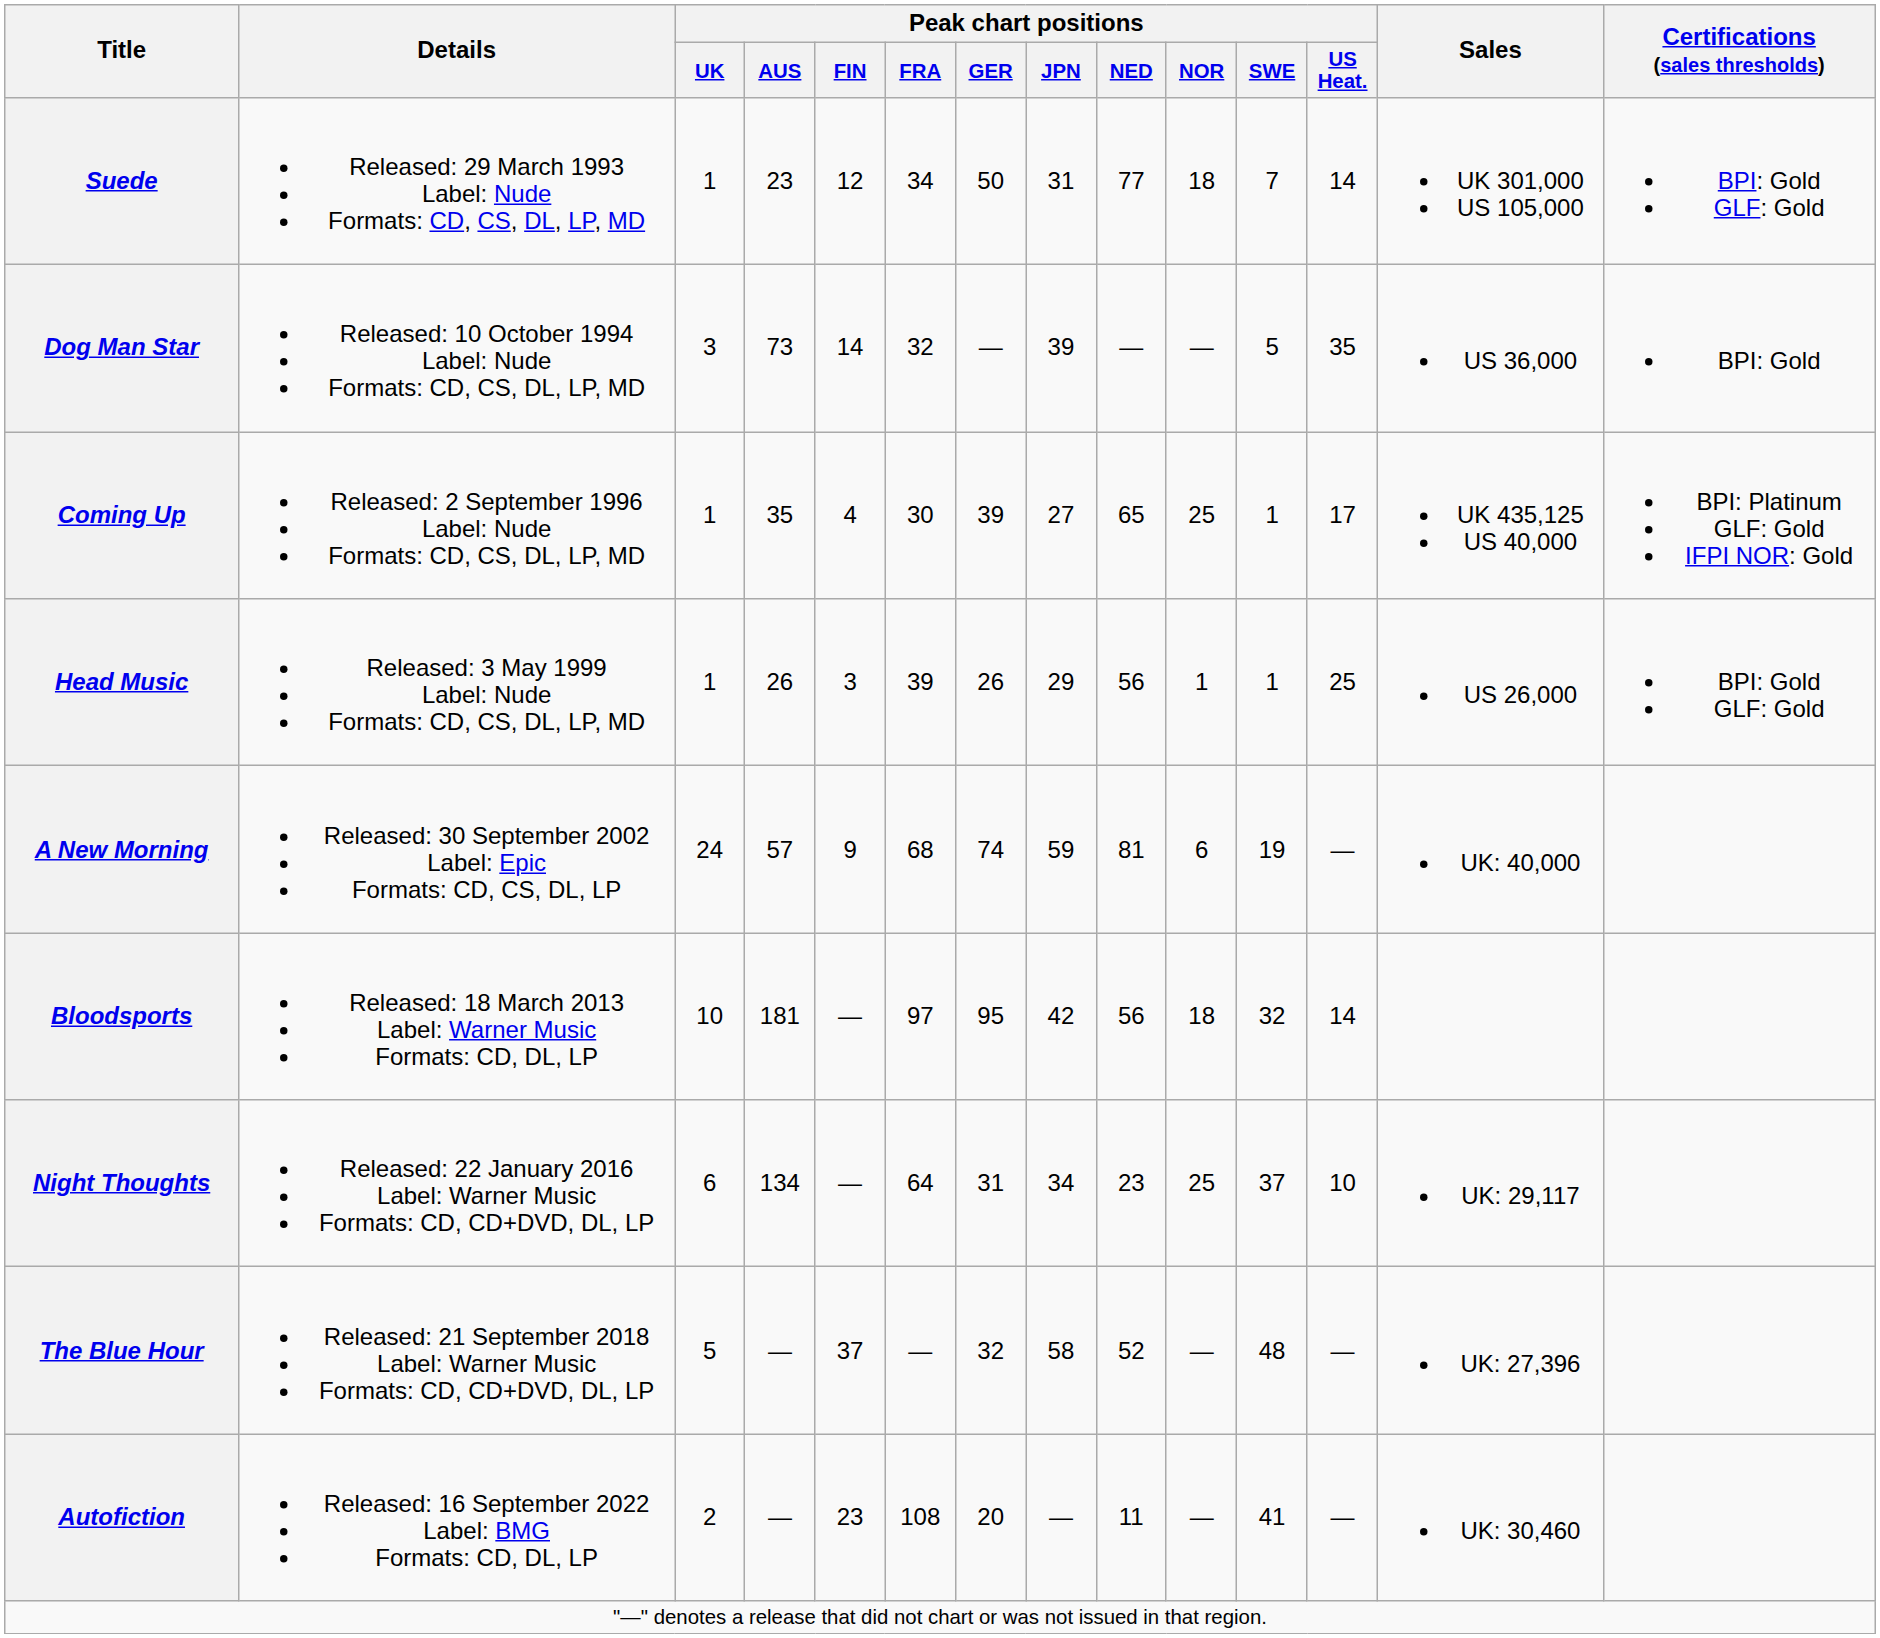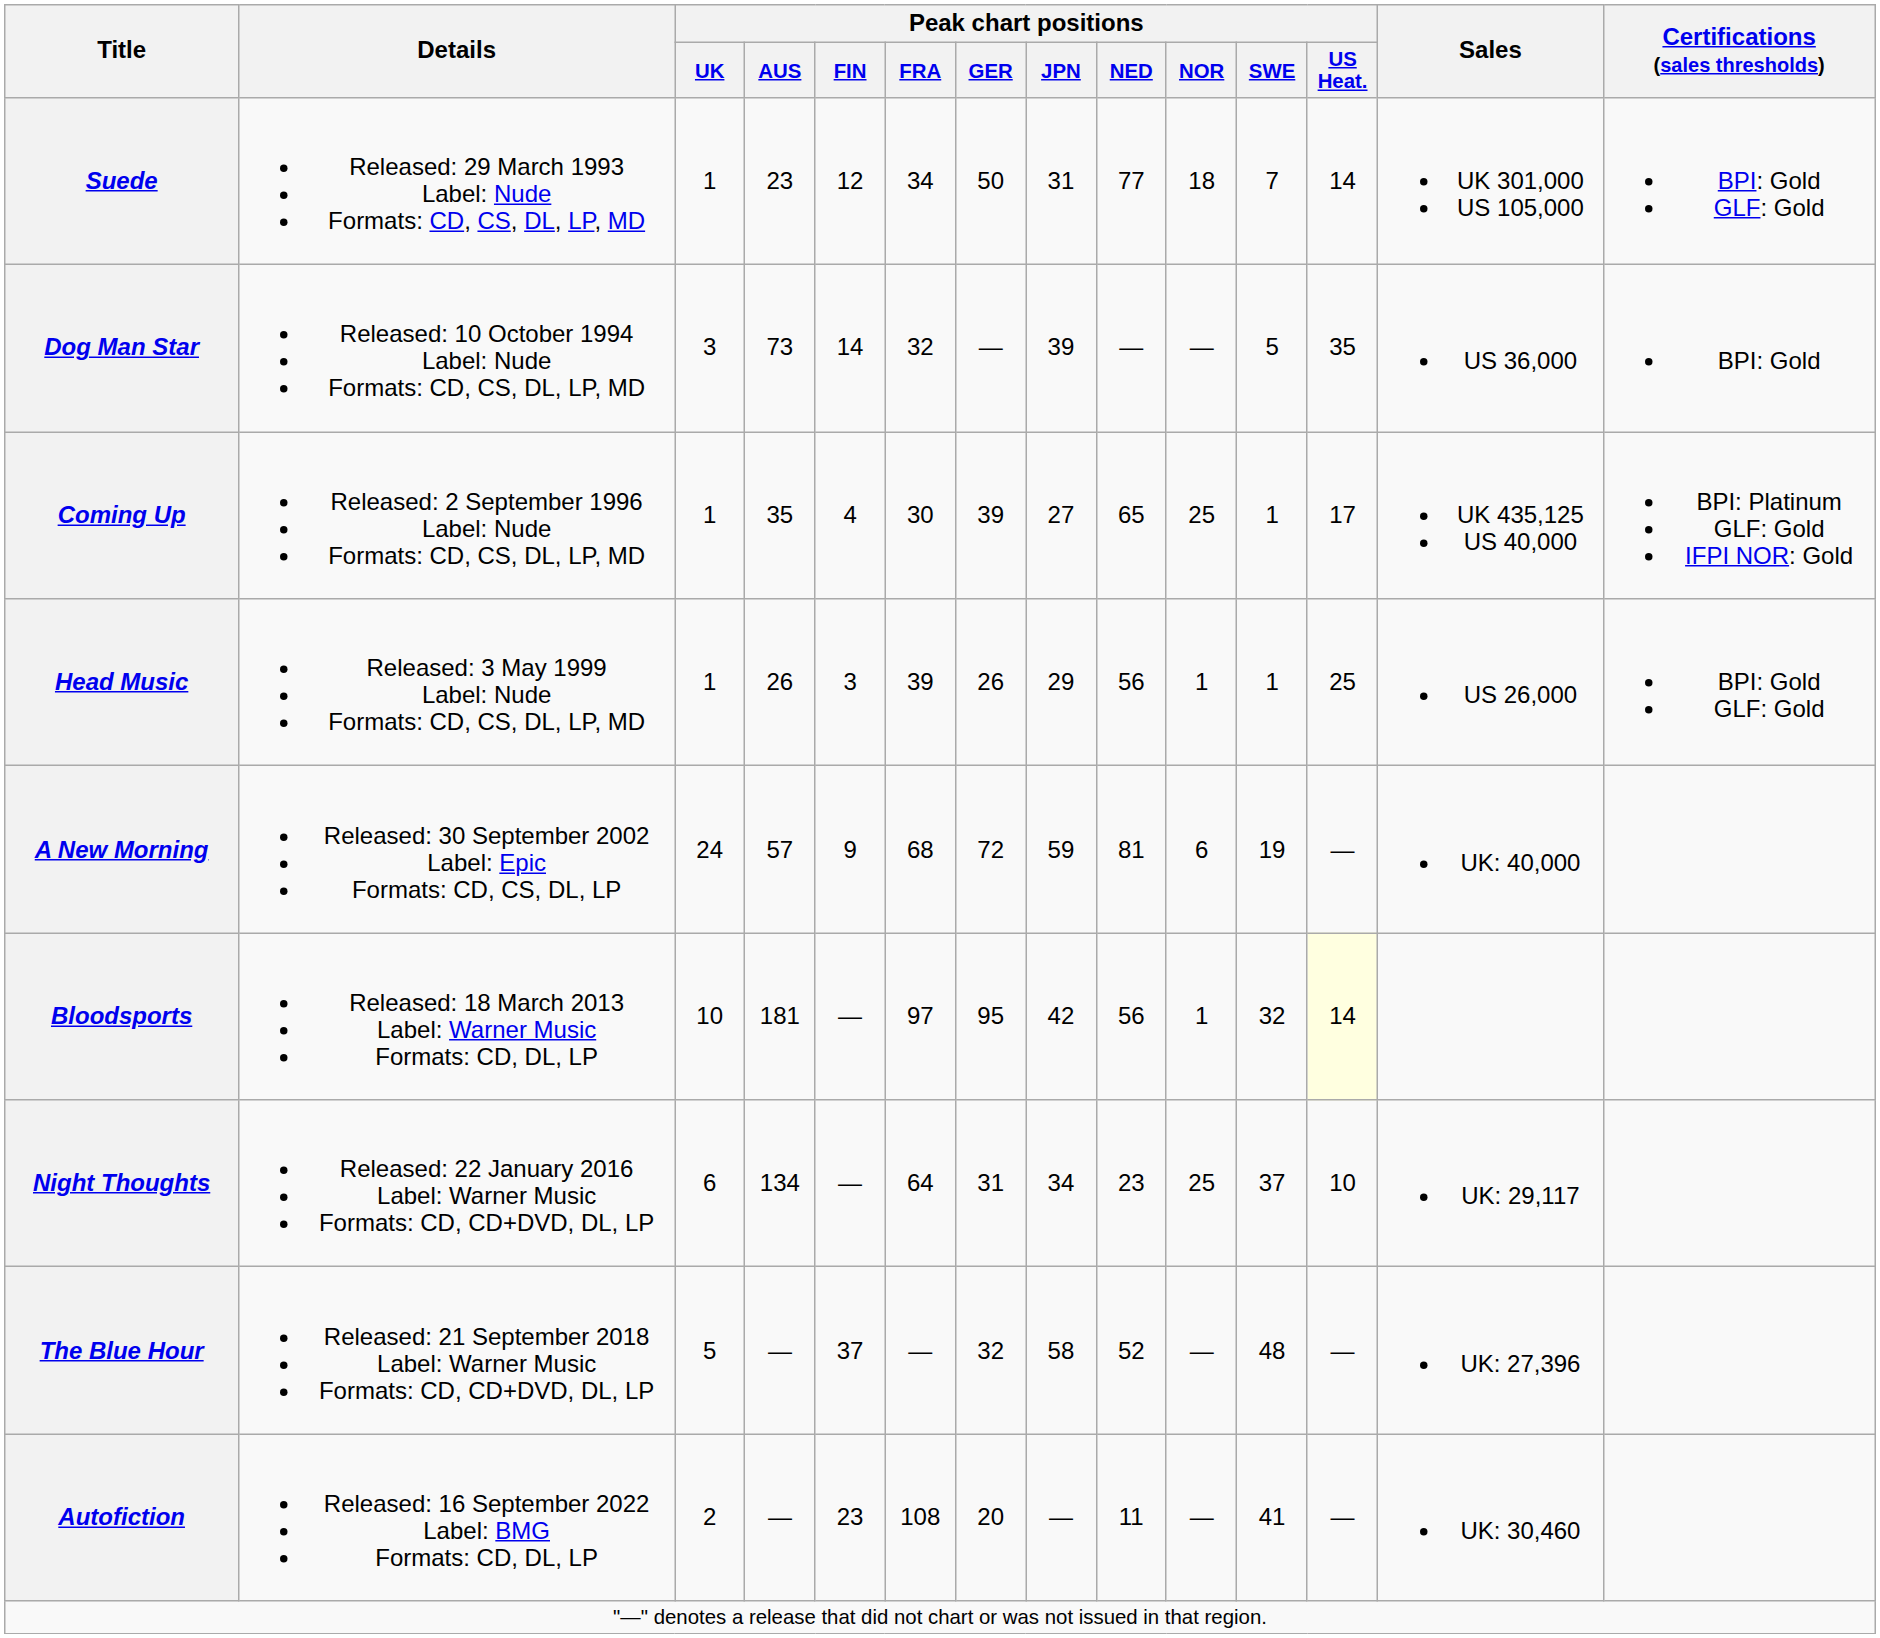(991, 848) 74 -> (991, 848) 72
(1202, 1016) 18 -> (1202, 1016) 1
(1343, 1016) no background -> (1343, 1016) lightyellow background
